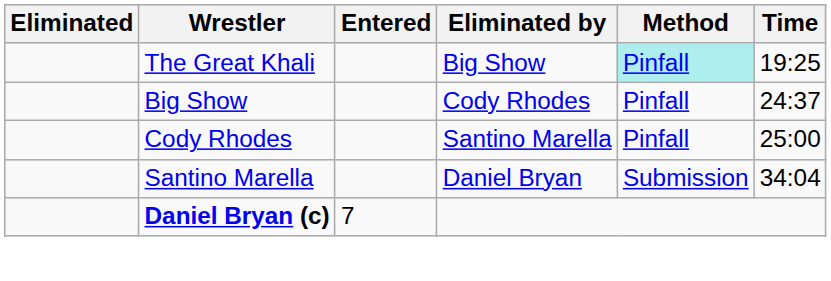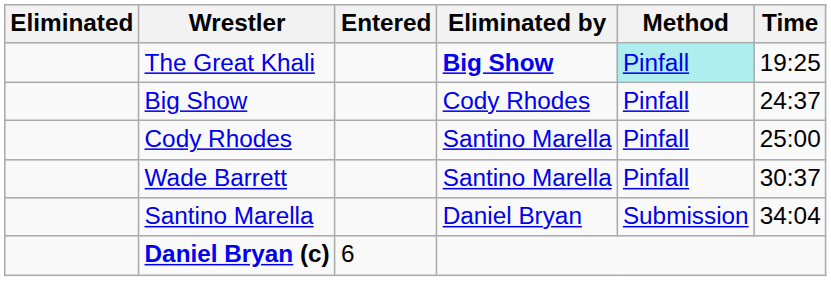(494, 62) normal -> (498, 62) bold
+ row: (216, 178)
(348, 216) 7 -> (348, 255) 6
